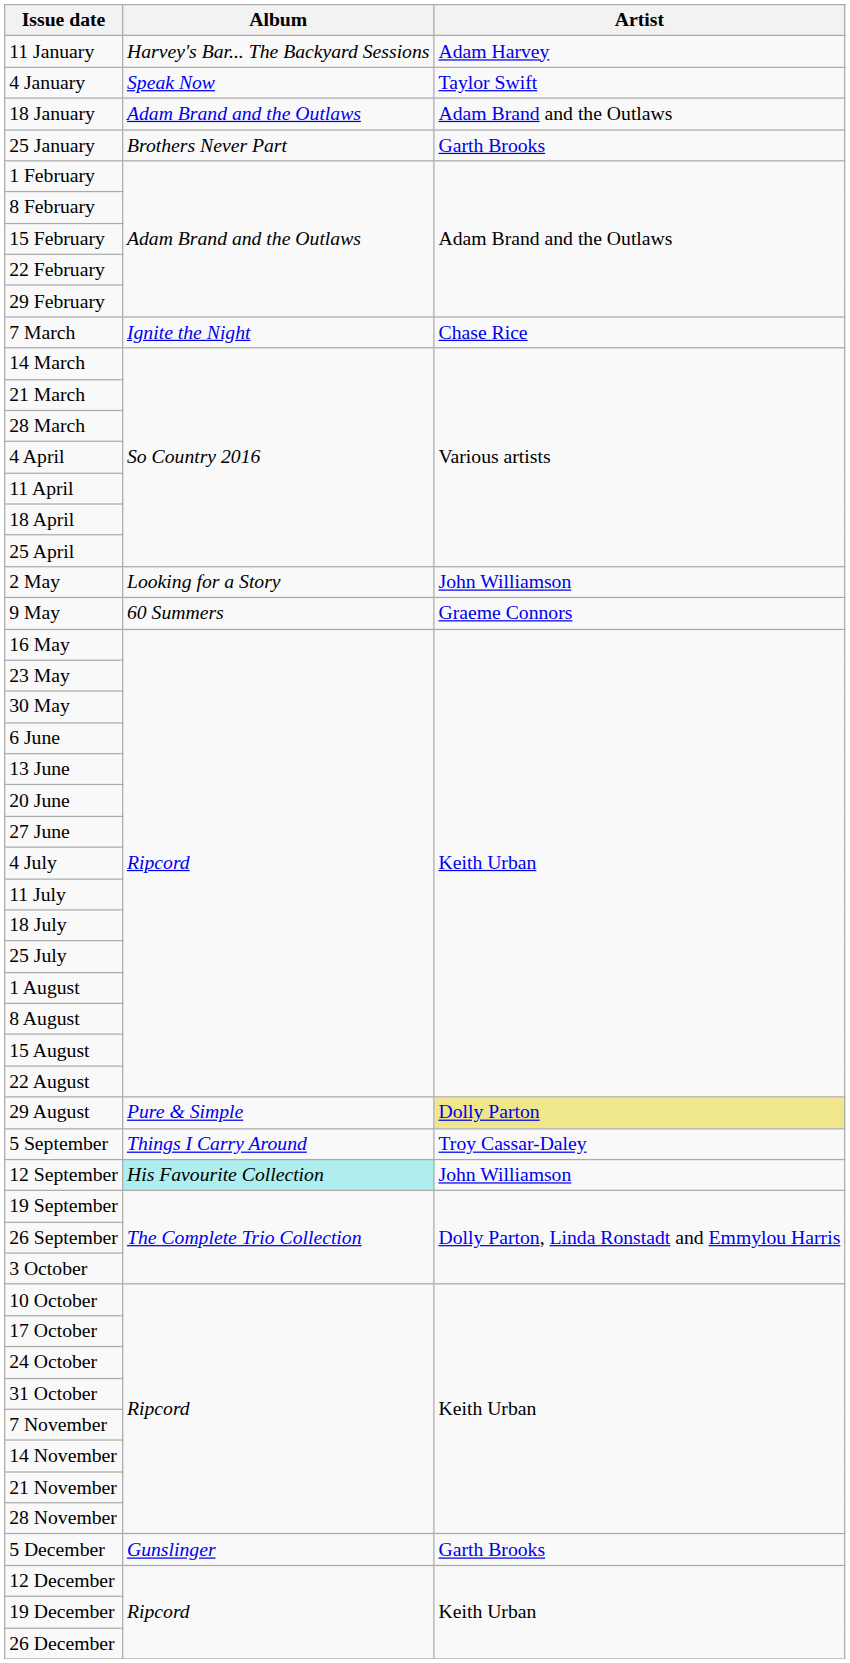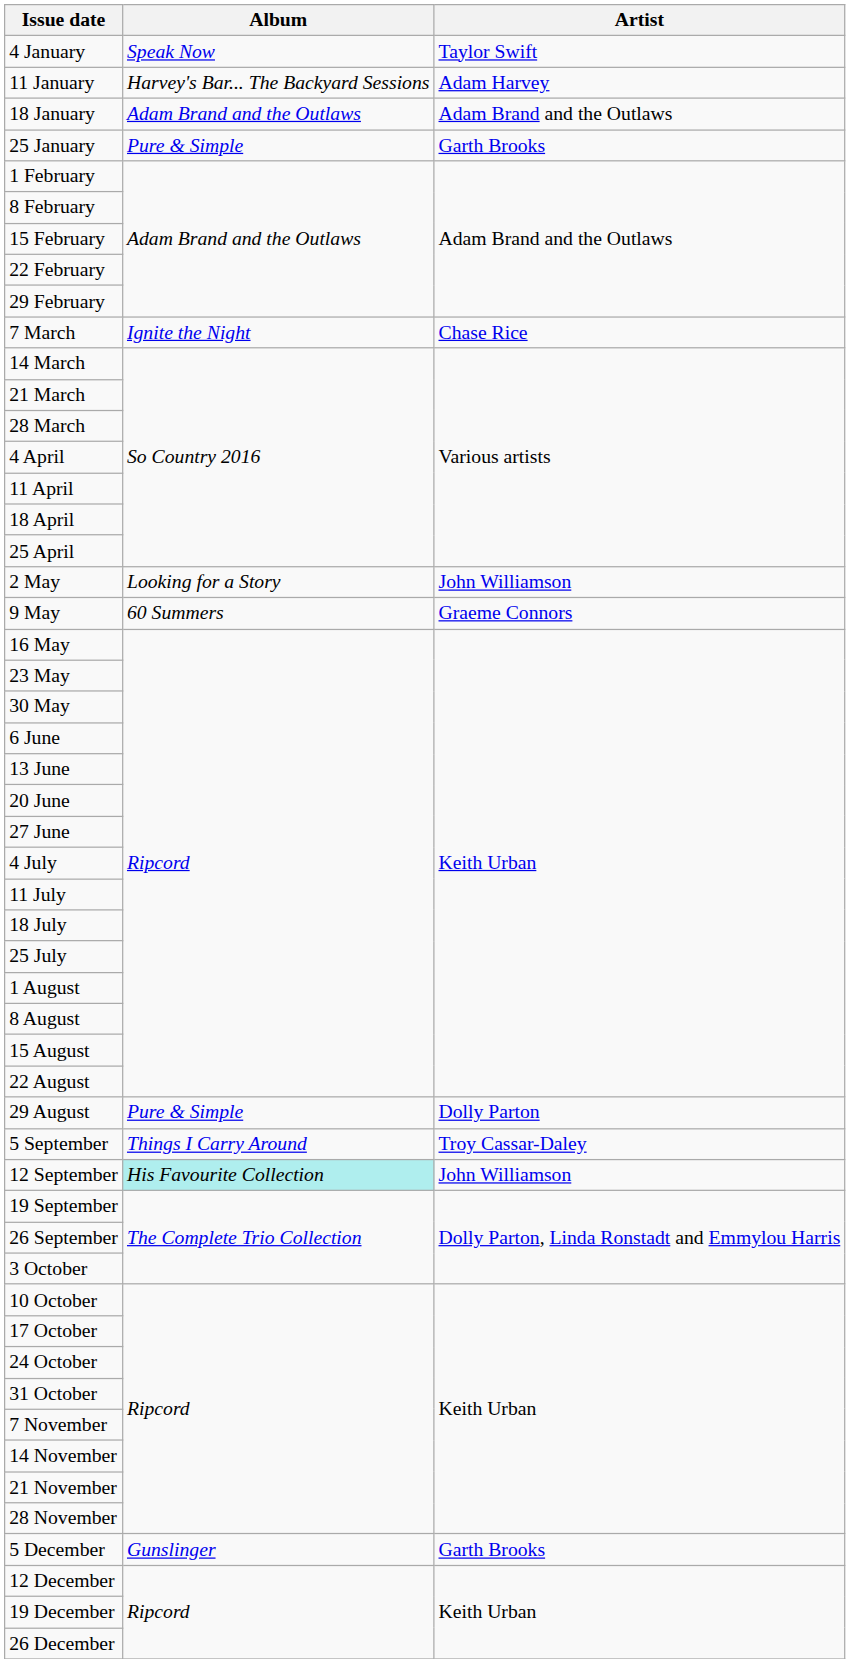rows swapped: (47, 82) <-> (52, 51)
(207, 144) Brothers Never Part -> (185, 144) Pure & Simple
(489, 1112) khaki background -> (489, 1112) no background
